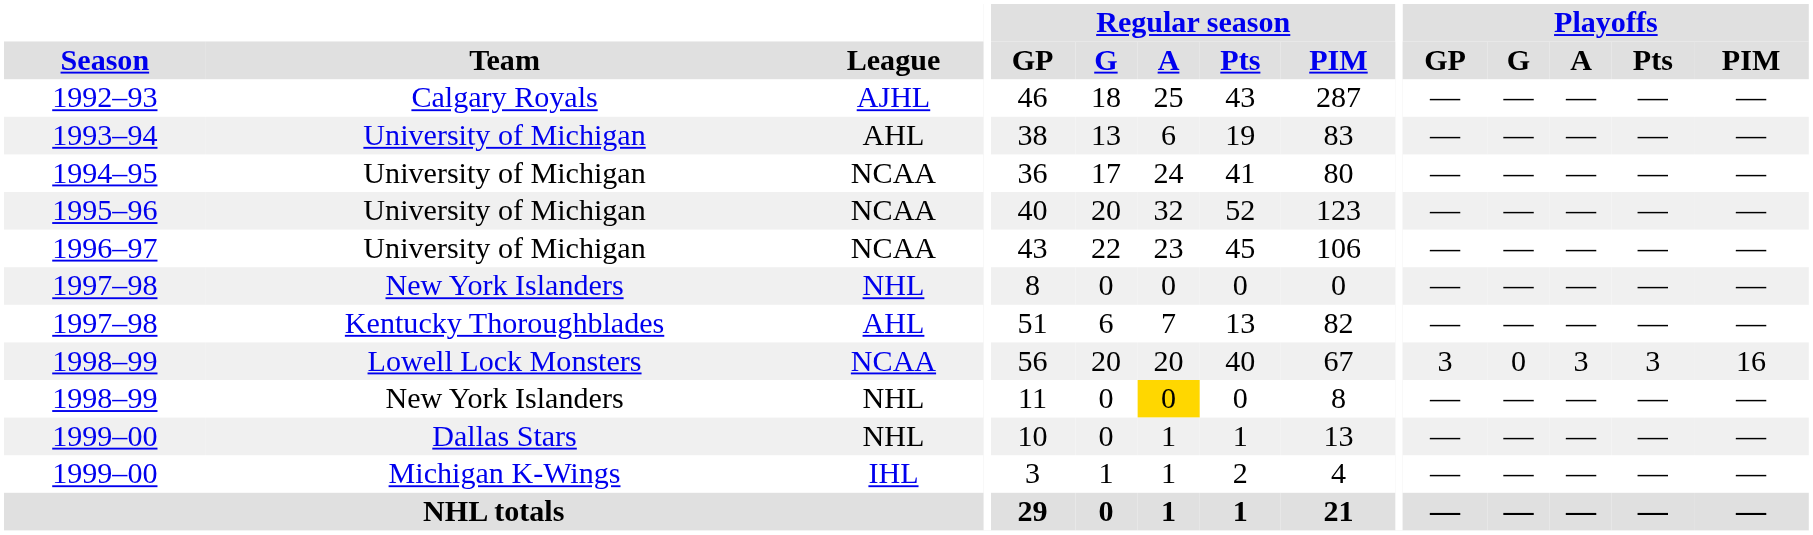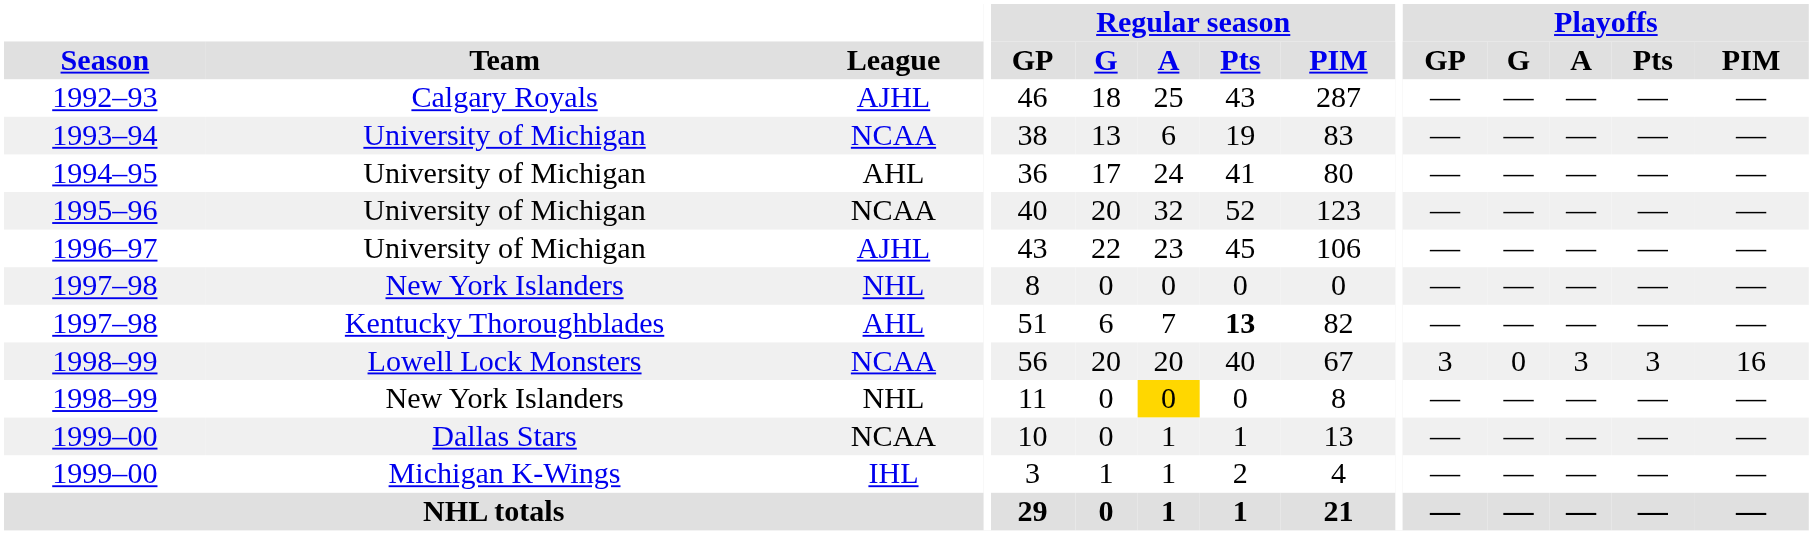(893, 135) AHL -> (893, 135) NCAA
(893, 172) NCAA -> (893, 172) AHL
(893, 247) NCAA -> (893, 247) AJHL
(1240, 323) normal -> (1240, 323) bold
(893, 435) NHL -> (893, 435) NCAA
